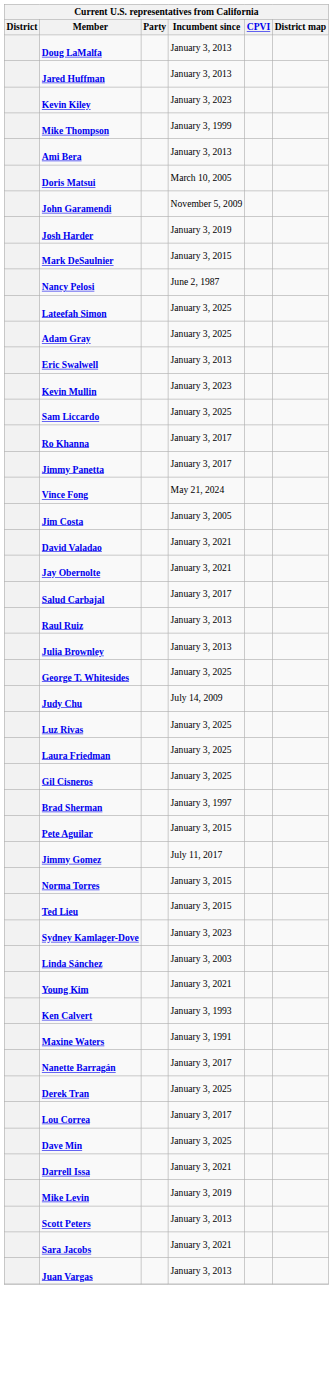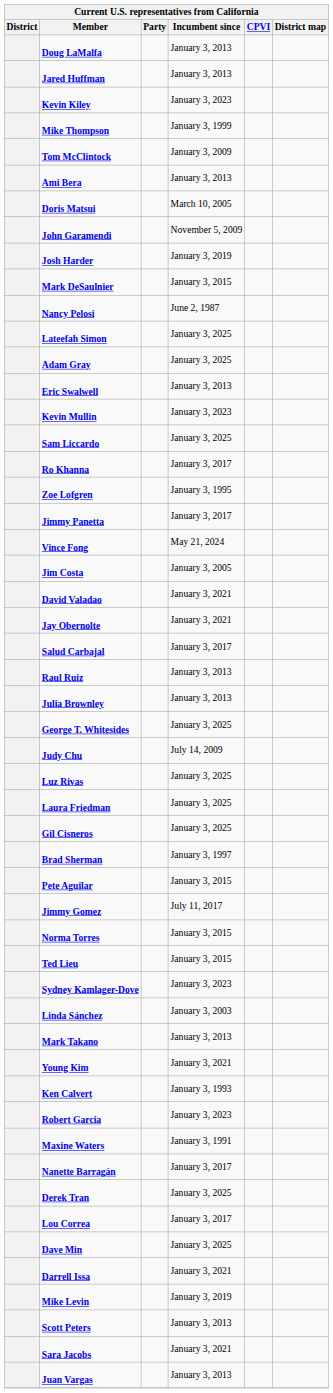+ row: (76, 157)
+ row: (67, 495)
+ row: (70, 1042)
+ row: (71, 1120)
